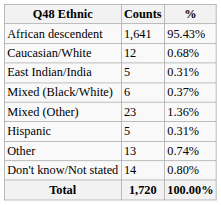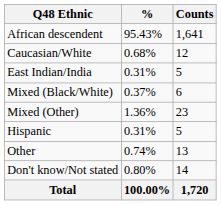columns swapped: (143, 14) <-> (190, 14)
